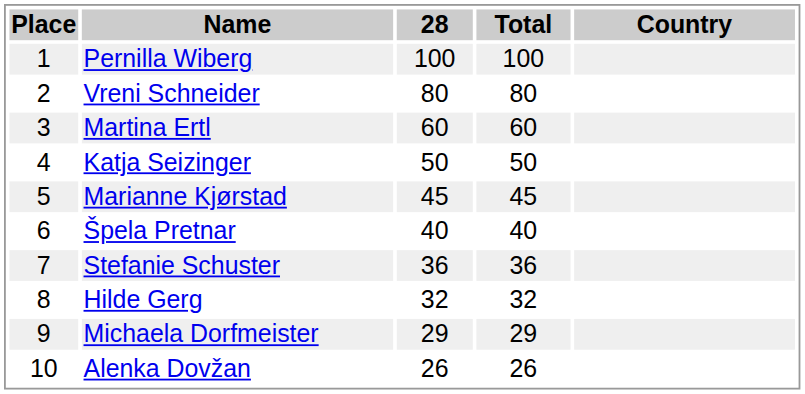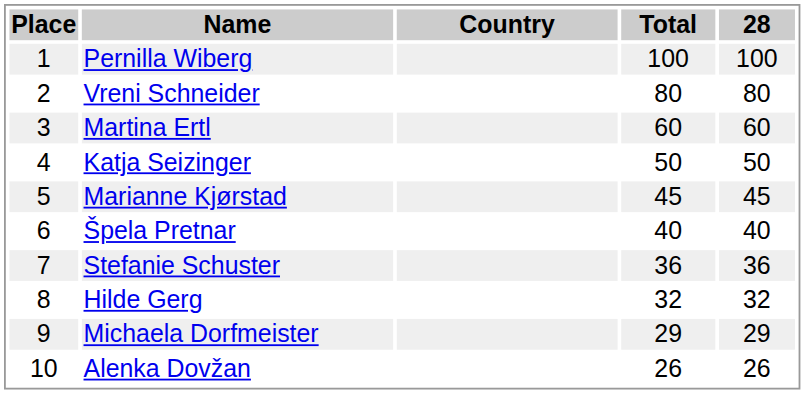columns swapped: (684, 25) <-> (435, 25)
